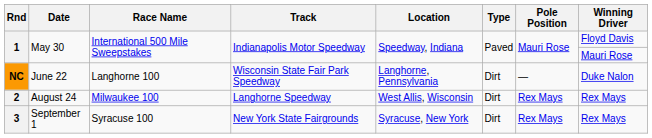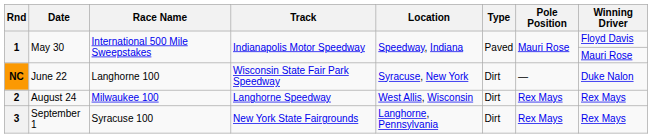(408, 76) Langhorne, Pennsylvania -> (423, 76) Syracuse, New York
(423, 119) Syracuse, New York -> (408, 119) Langhorne, Pennsylvania
